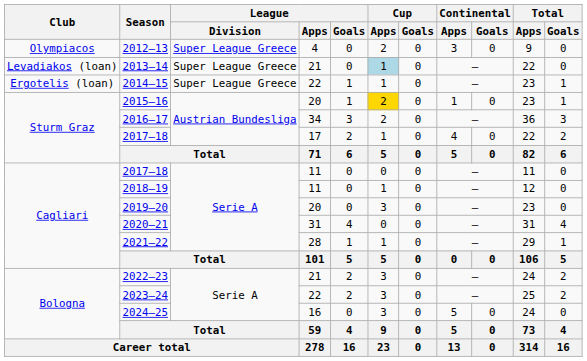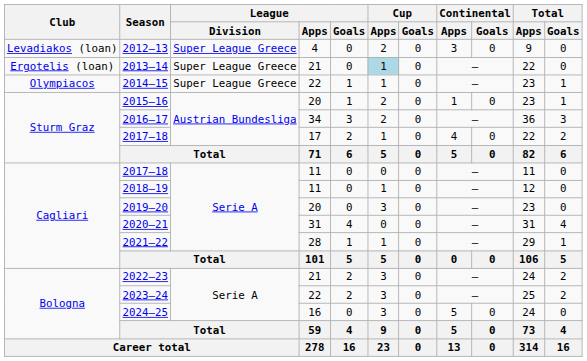(62, 48) Olympiacos -> (62, 48) Levadiakos (loan)
(62, 66) Levadiakos (loan) -> (62, 66) Ergotelis (loan)
(62, 84) Ergotelis (loan) -> (62, 84) Olympiacos
(383, 101) gold background -> (383, 101) no background
